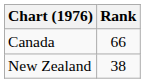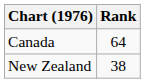(118, 41) 66 -> (118, 41) 64
